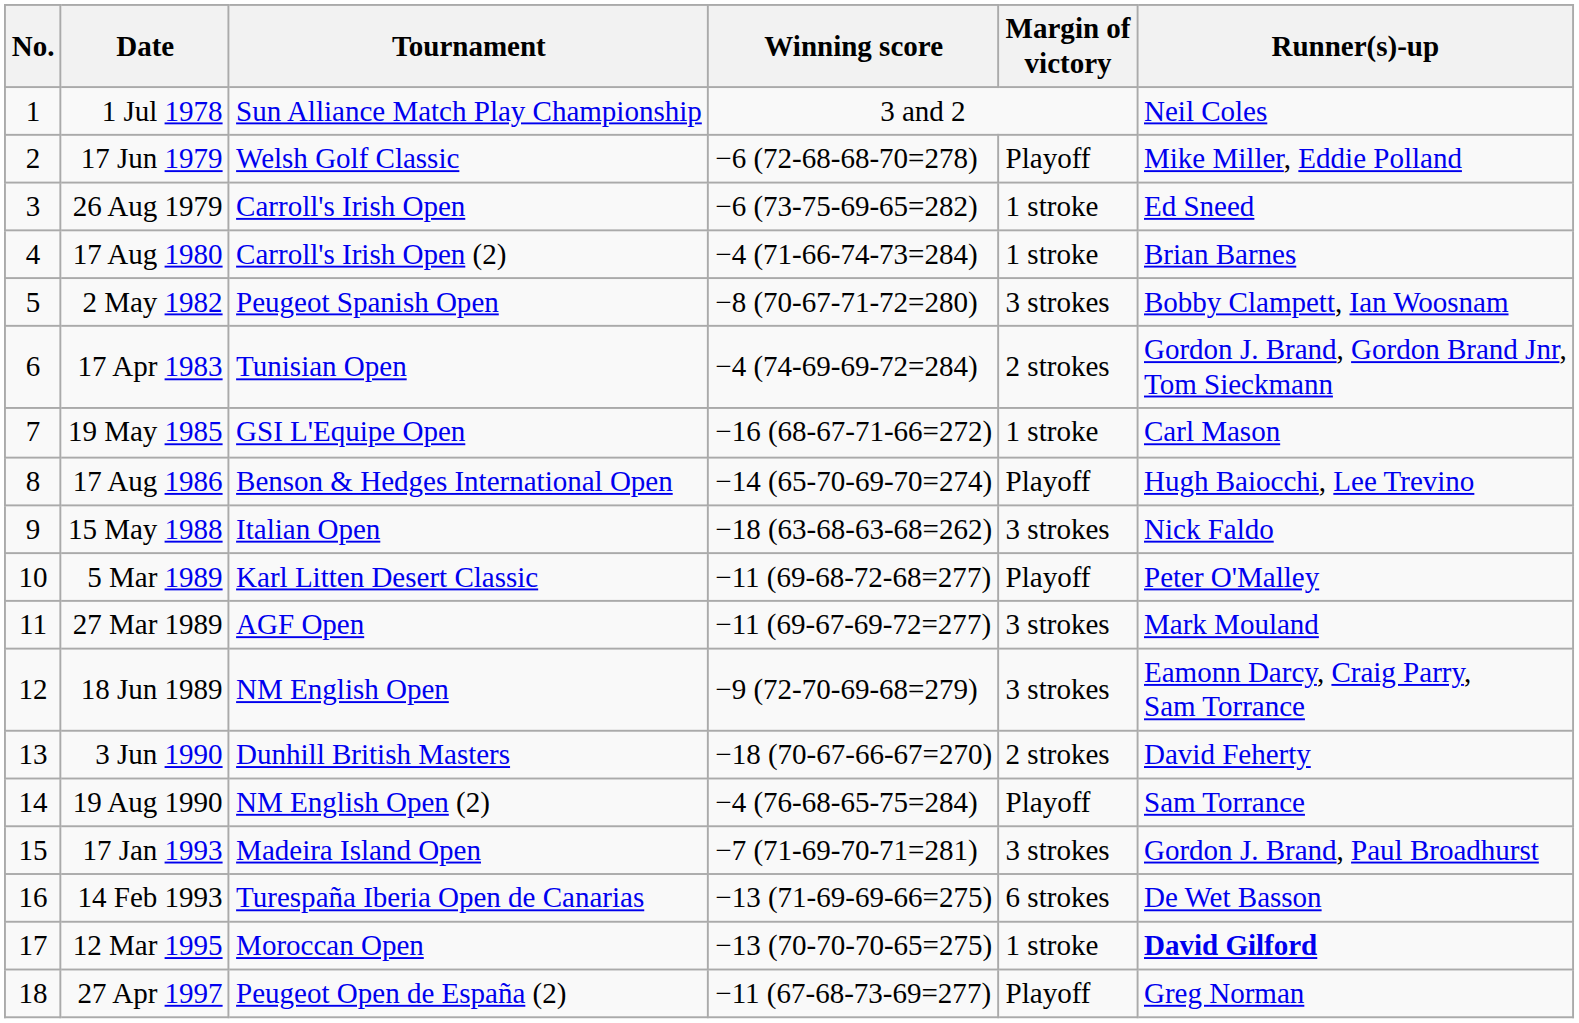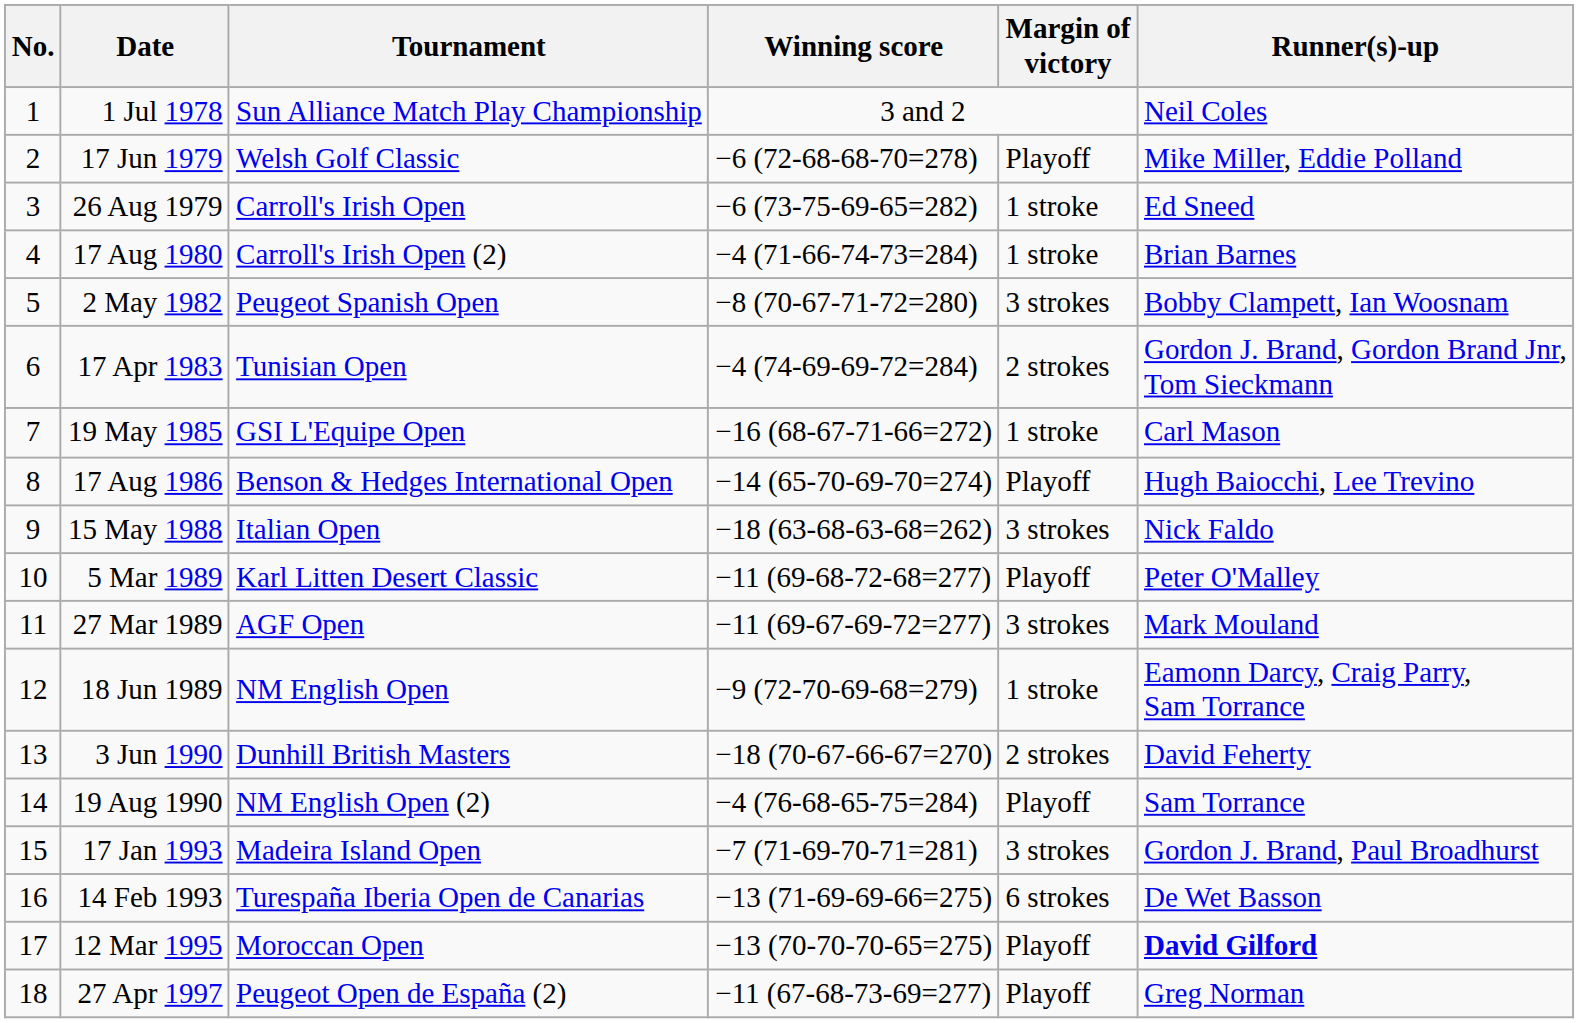(1058, 689) 3 strokes -> (1052, 689) 1 stroke
(1052, 945) 1 stroke -> (1048, 945) Playoff
